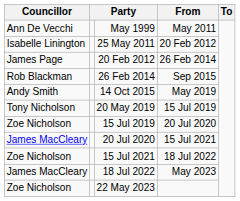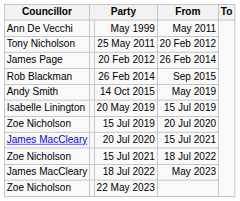(46, 44) Isabelle Linington -> (41, 44) Tony Nicholson
(41, 108) Tony Nicholson -> (46, 108) Isabelle Linington
